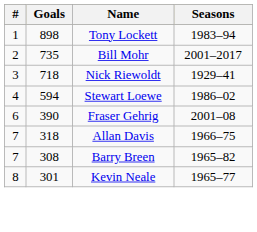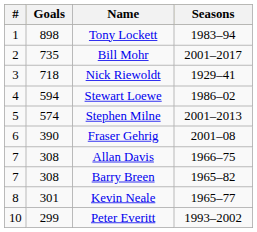+ row: (123, 116)
(49, 136) 318 -> (49, 156) 308
+ row: (123, 217)
